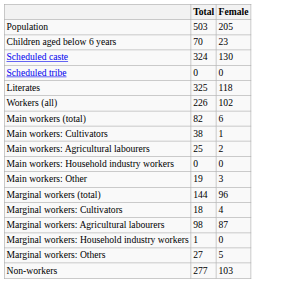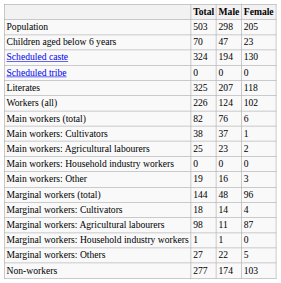+ column: (229, 12)
